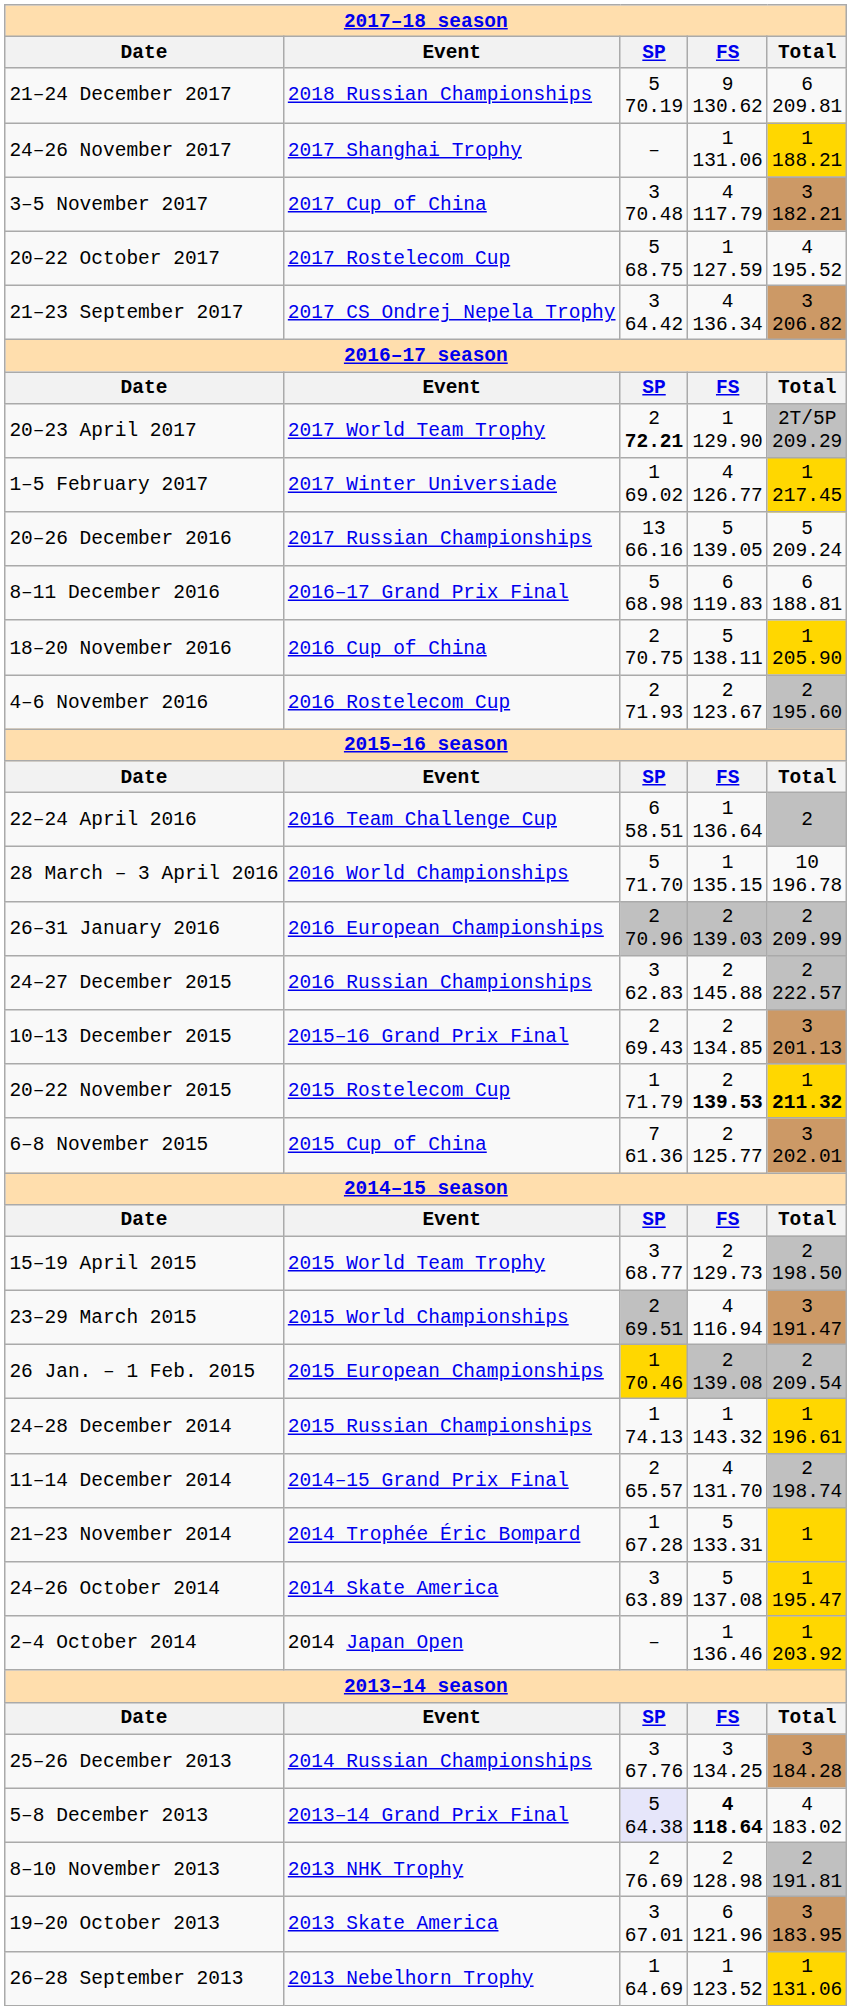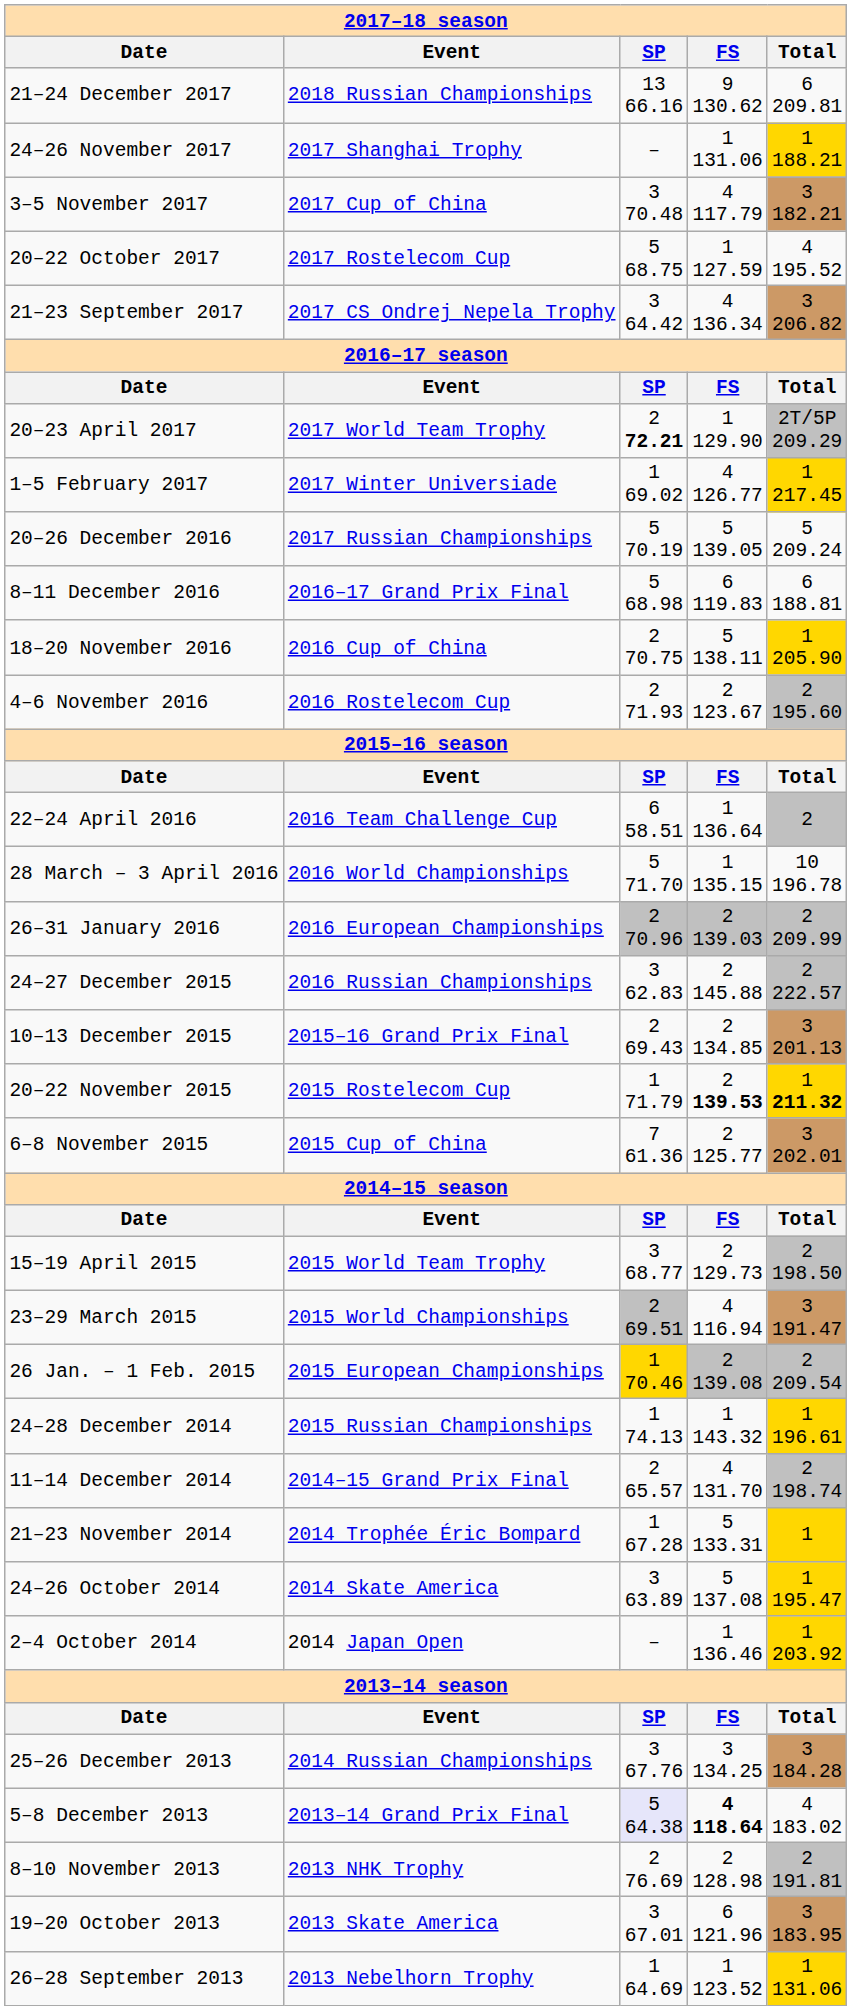(654, 95) 5 70.19 -> (654, 95) 13 66.16
(654, 539) 13 66.16 -> (654, 539) 5 70.19
